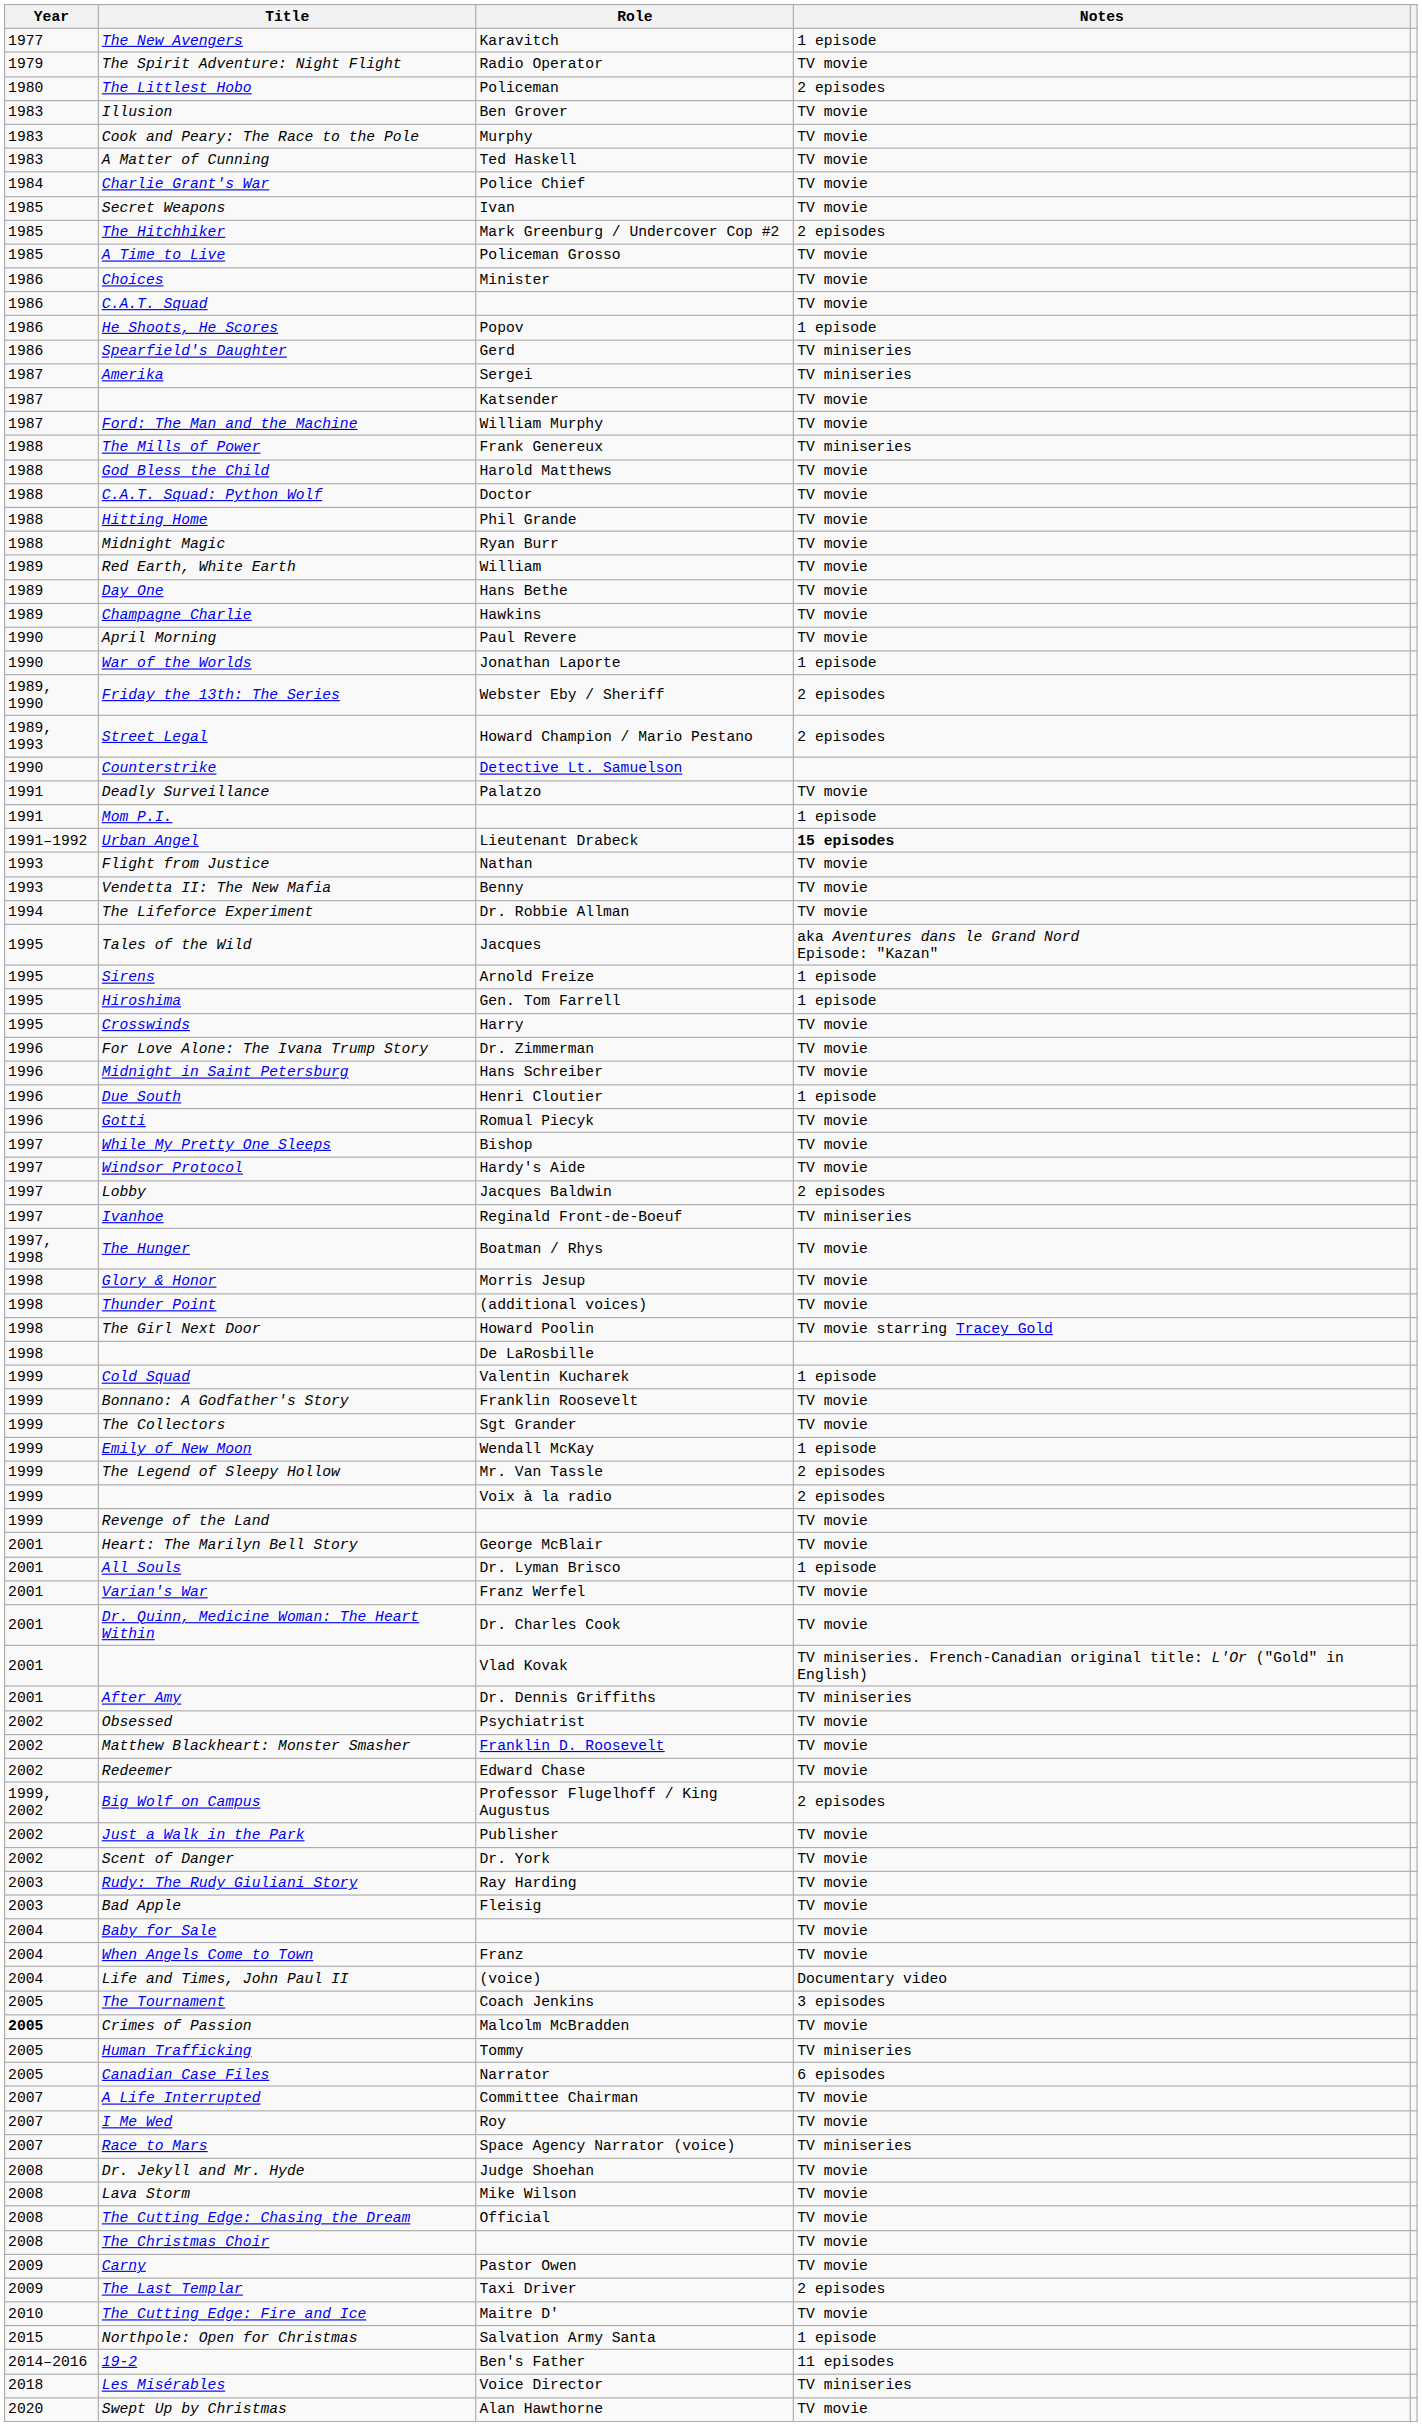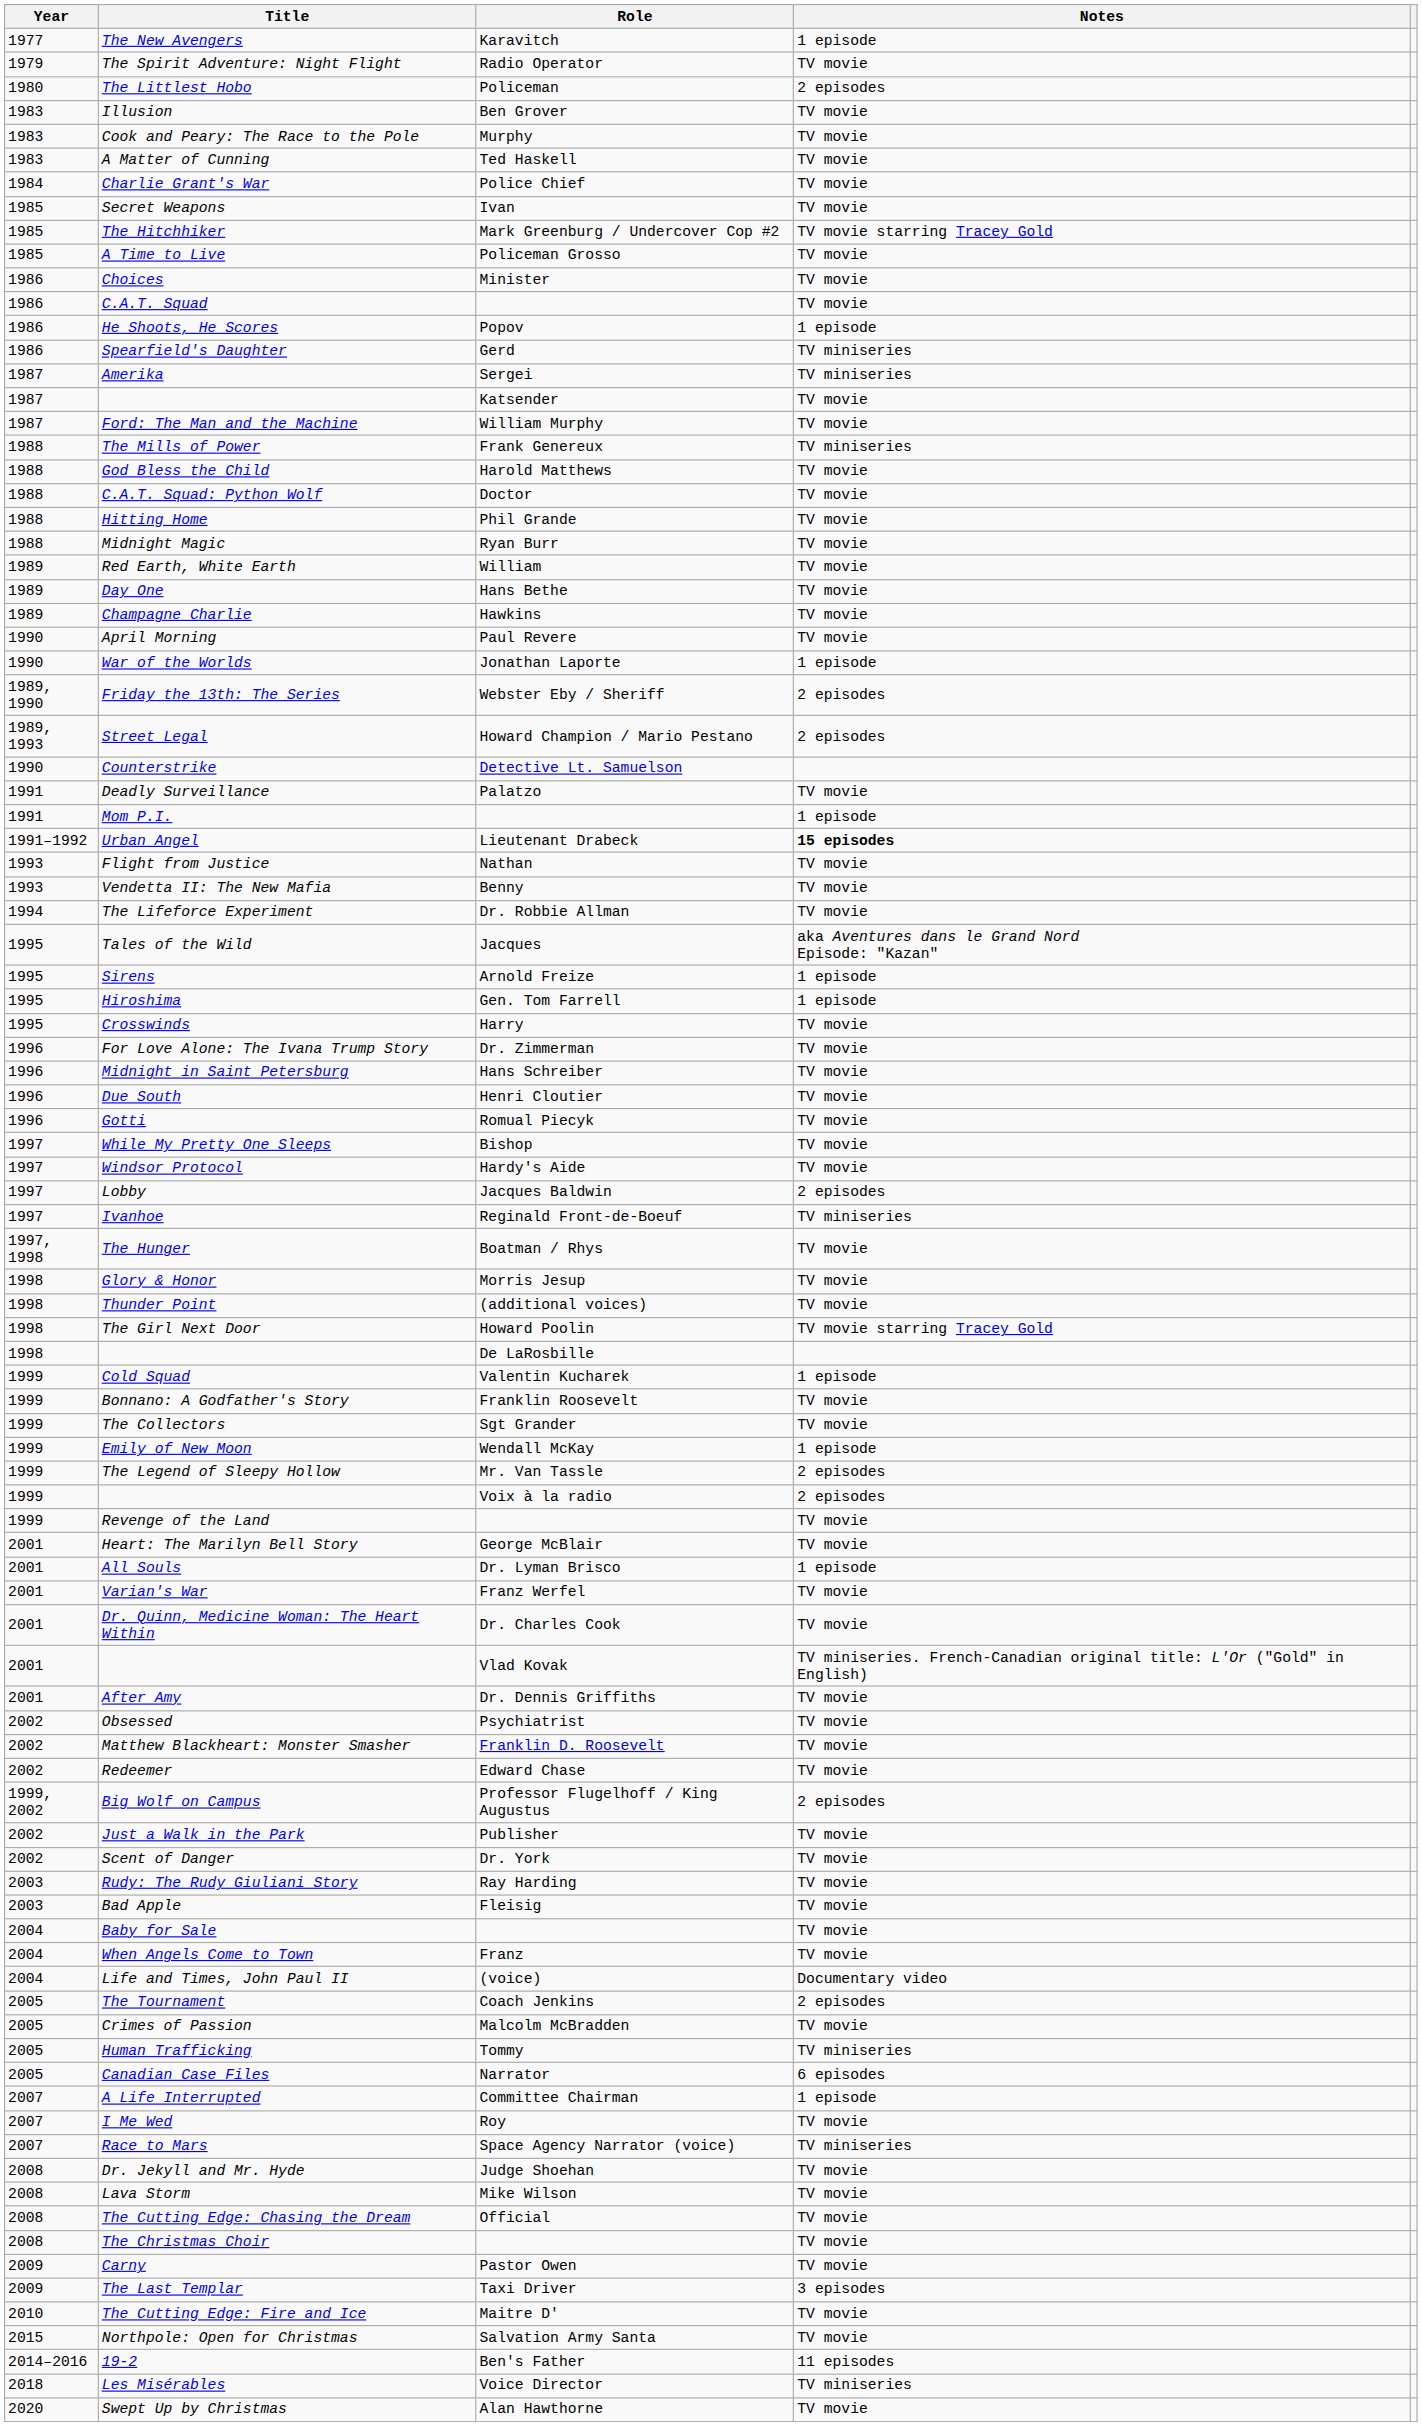(841, 232) 2 episodes -> (925, 232) TV movie starring Tracey Gold
(837, 1097) 1 episode -> (833, 1097) TV movie
(855, 1698) TV miniseries -> (833, 1698) TV movie
(841, 2003) 3 episodes -> (841, 2003) 2 episodes
(26, 2027) bold -> (26, 2027) normal
(833, 2098) TV movie -> (837, 2098) 1 episode
(841, 2290) 2 episodes -> (841, 2290) 3 episodes
(837, 2338) 1 episode -> (833, 2338) TV movie
